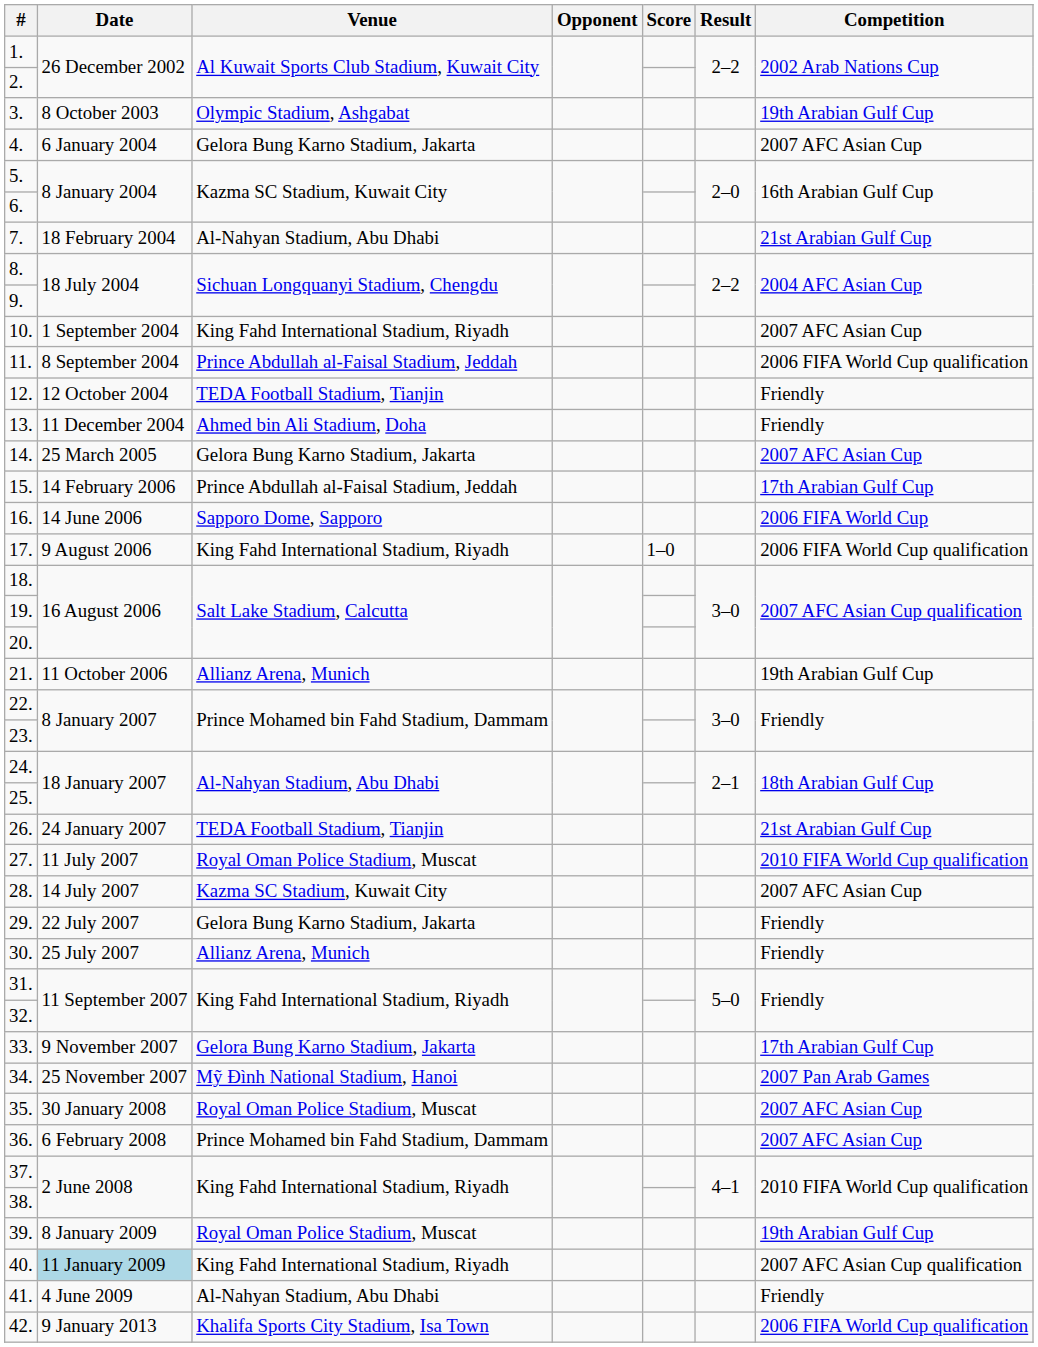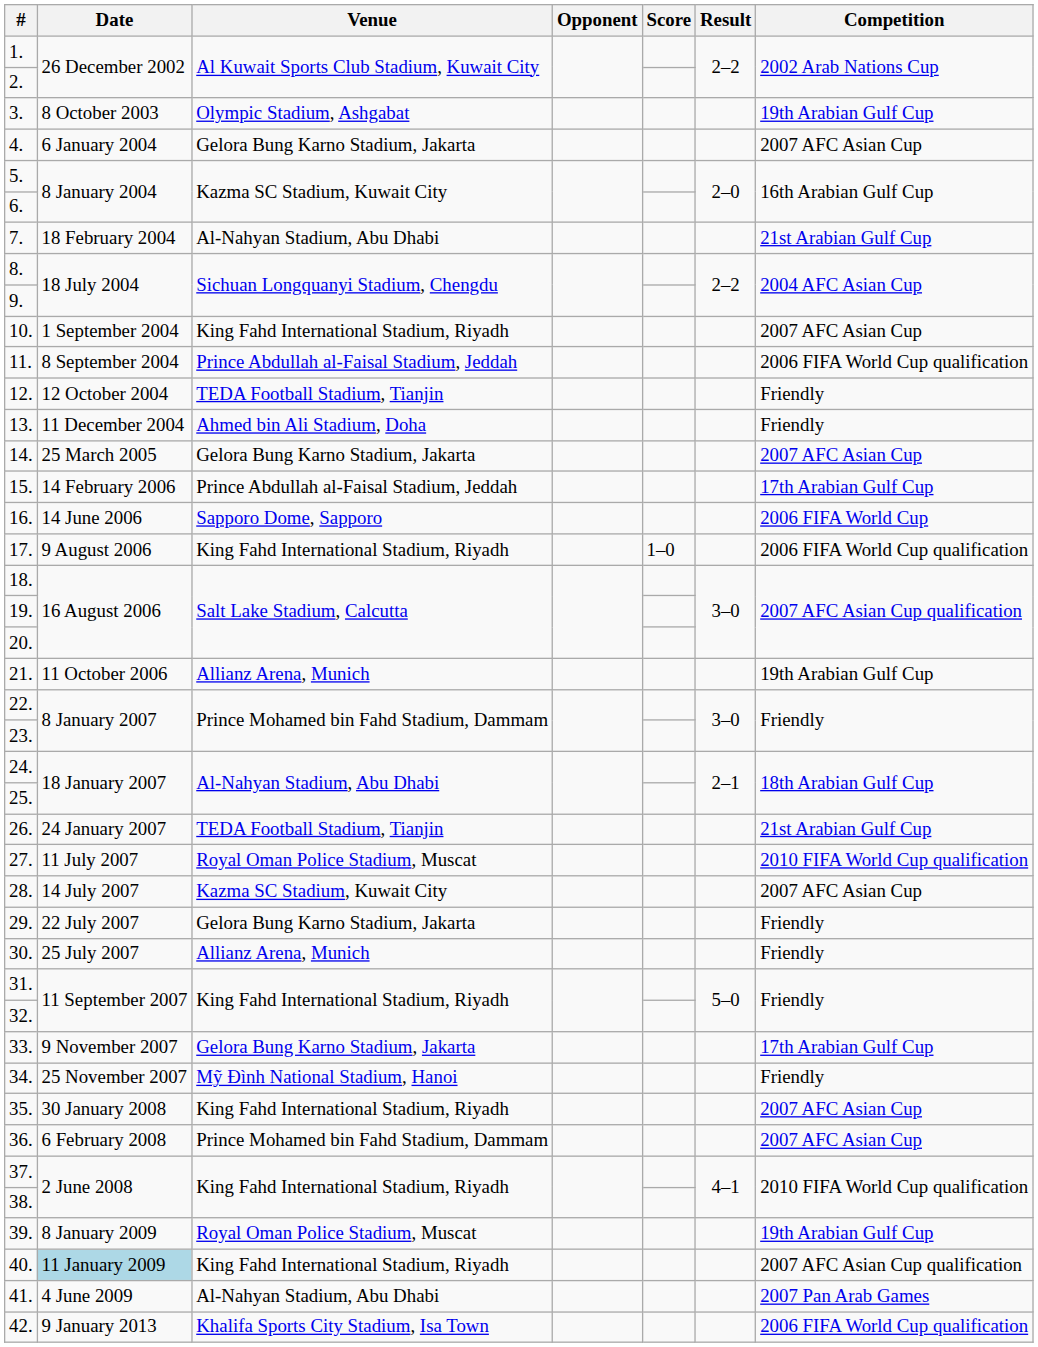(845, 1078) 2007 Pan Arab Games -> (792, 1078) Friendly
(336, 1109) Royal Oman Police Stadium, Muscat -> (353, 1109) King Fahd International Stadium, Riyadh
(792, 1296) Friendly -> (845, 1296) 2007 Pan Arab Games
